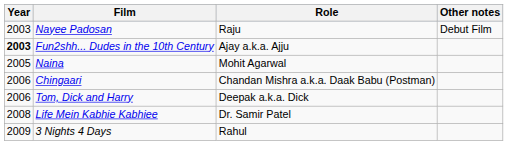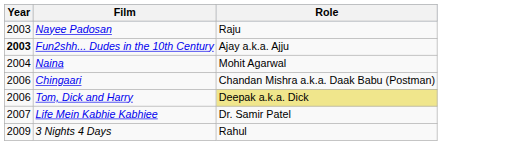- column: (470, 13)
(19, 64) 2005 -> (19, 64) 2004
(264, 98) no background -> (264, 98) khaki background
(19, 115) 2008 -> (19, 115) 2007
